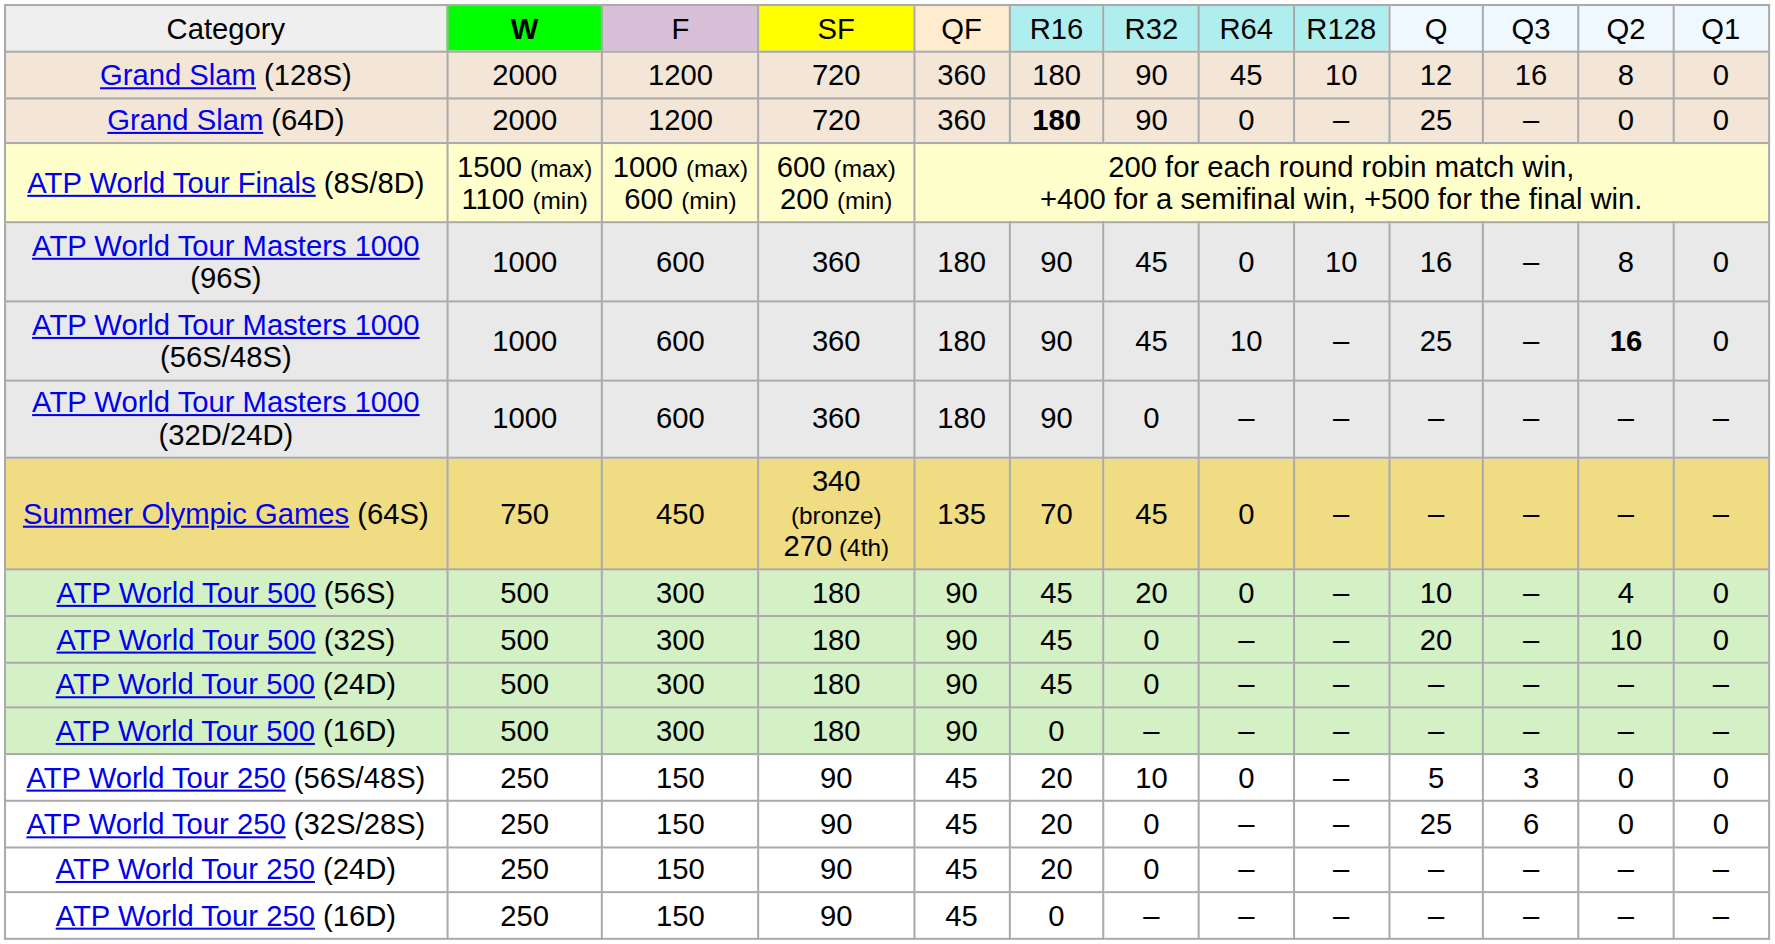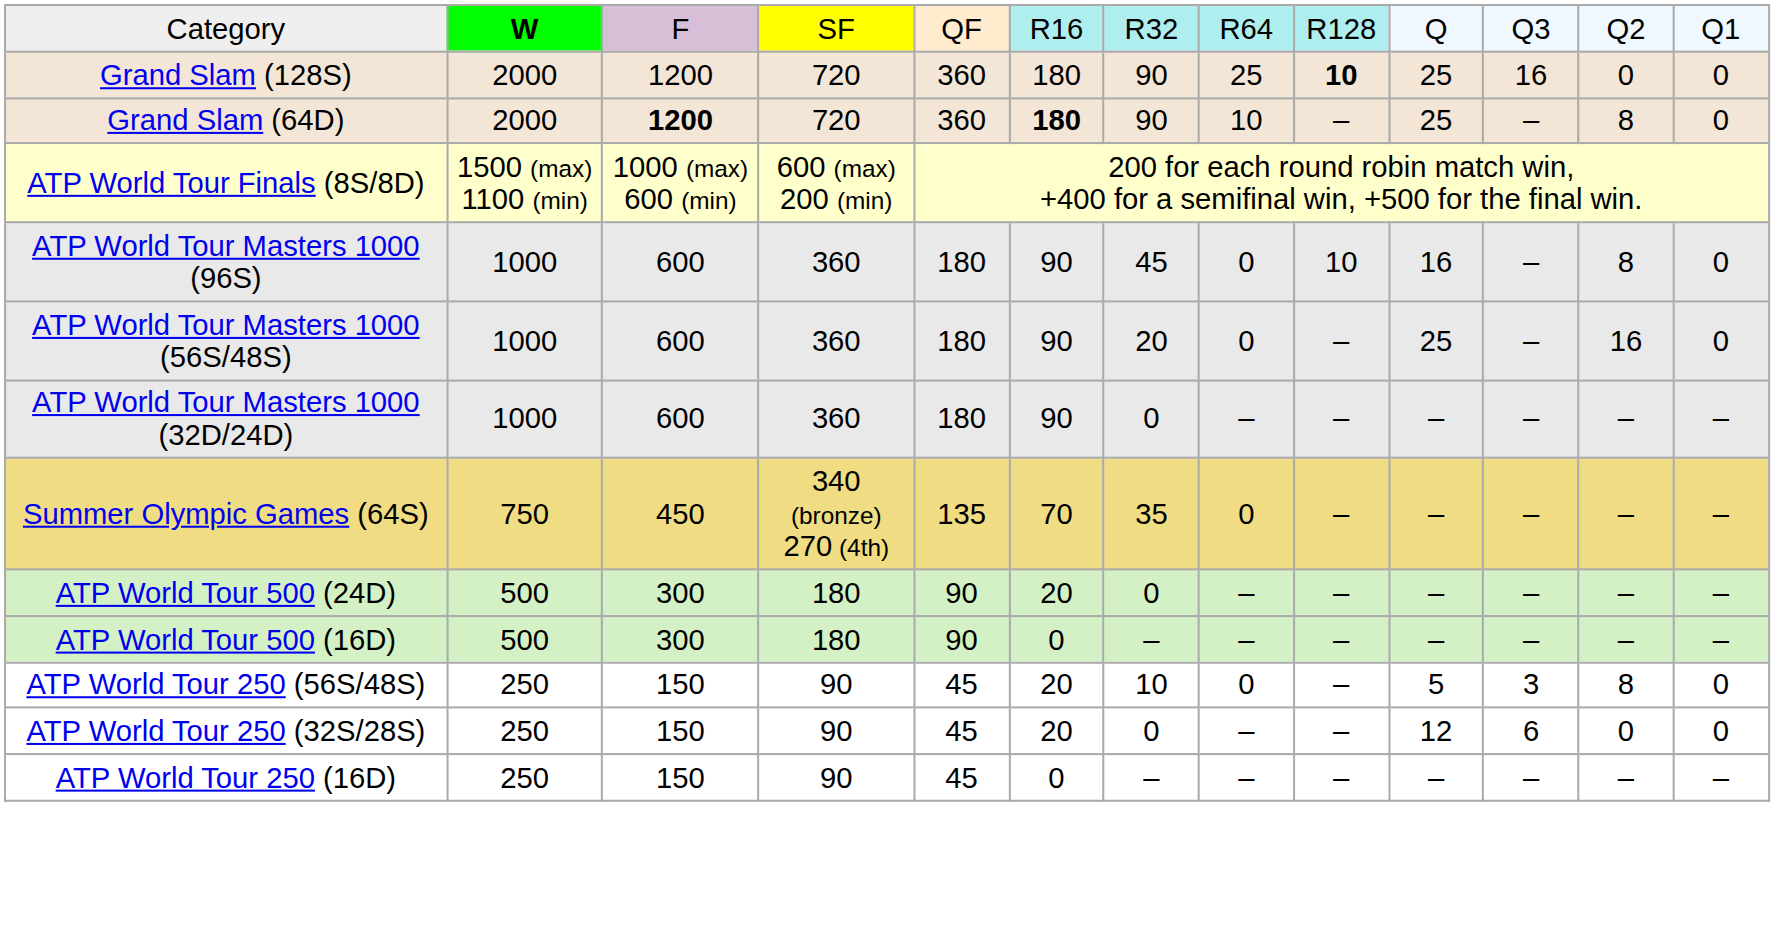(1246, 75) 45 -> (1246, 75) 25
(1341, 75) normal -> (1341, 75) bold
(1436, 75) 12 -> (1436, 75) 25
(1626, 75) 8 -> (1626, 75) 0
(680, 121) normal -> (680, 121) bold
(1246, 121) 0 -> (1246, 121) 10
(1626, 121) 0 -> (1626, 121) 8
(1151, 341) 45 -> (1151, 341) 20
(1246, 341) 10 -> (1246, 341) 0
(1626, 341) bold -> (1626, 341) normal
(1151, 514) 45 -> (1151, 514) 35
- row: (226, 593)
- row: (226, 639)
(1057, 685) 45 -> (1057, 593) 20
(1626, 778) 0 -> (1626, 685) 8
(1436, 824) 25 -> (1436, 731) 12
- row: (226, 870)
